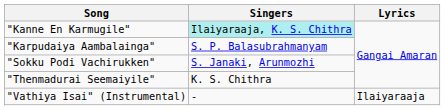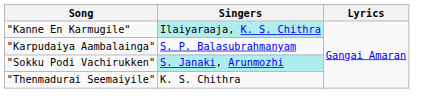(253, 63) no background -> (222, 63) paleturquoise background
- row: (96, 96)
